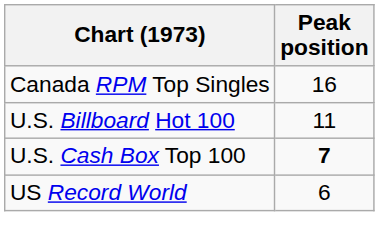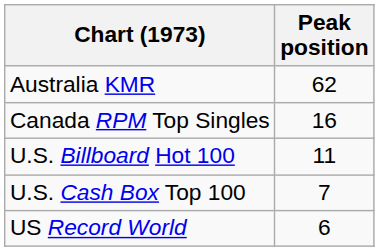+ row: (83, 84)
(324, 156) bold -> (324, 192) normal
